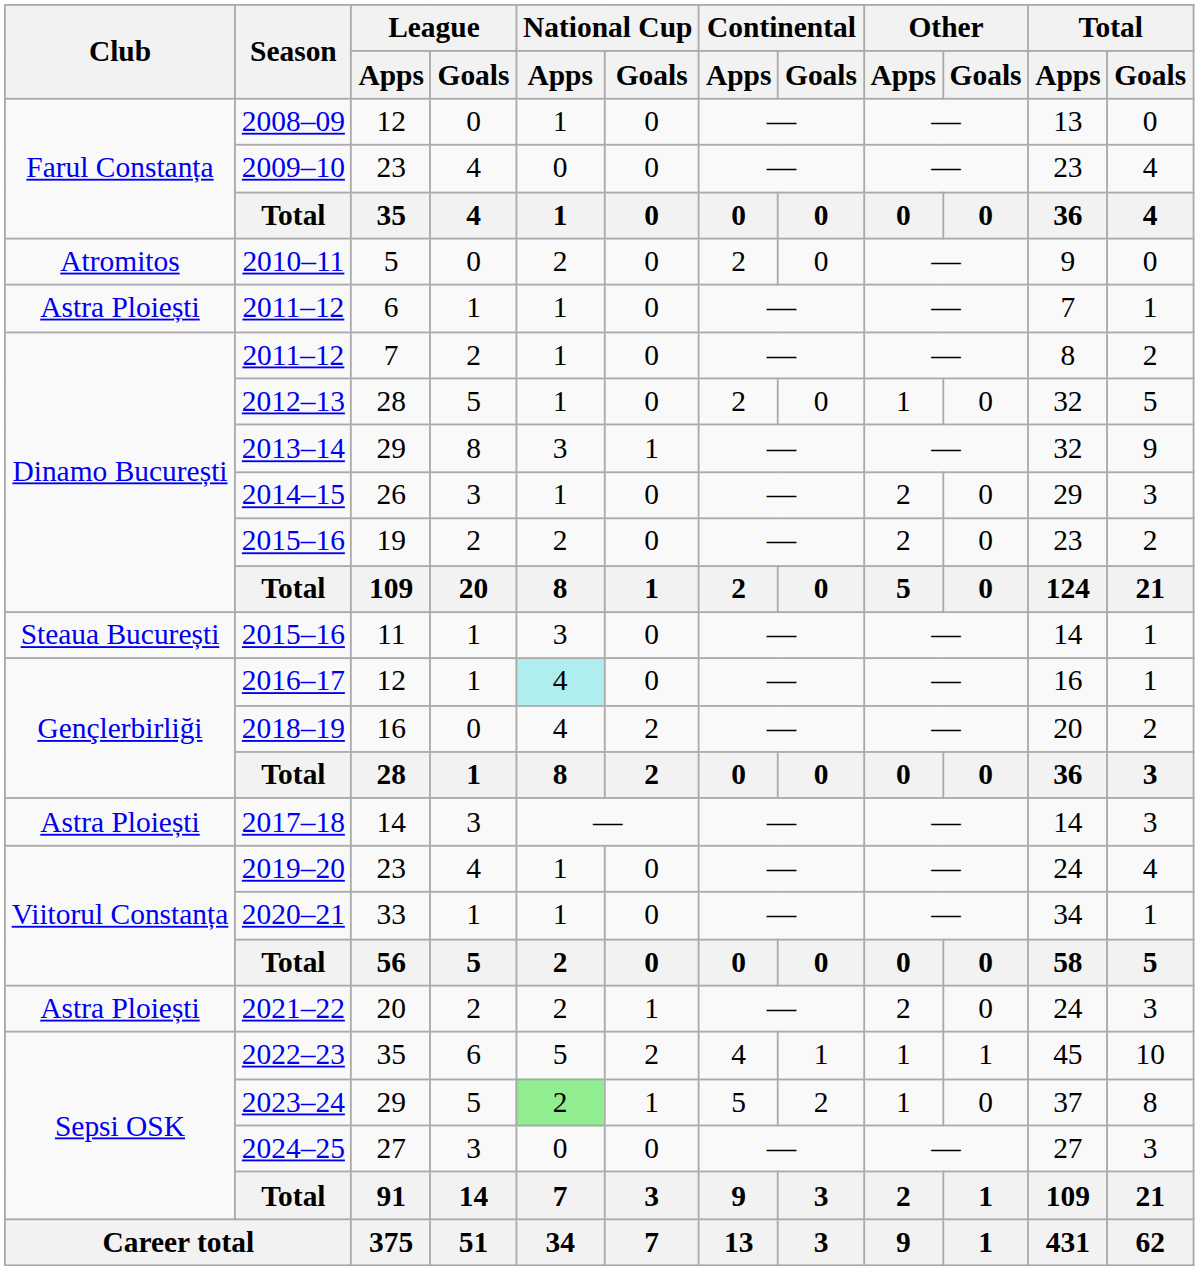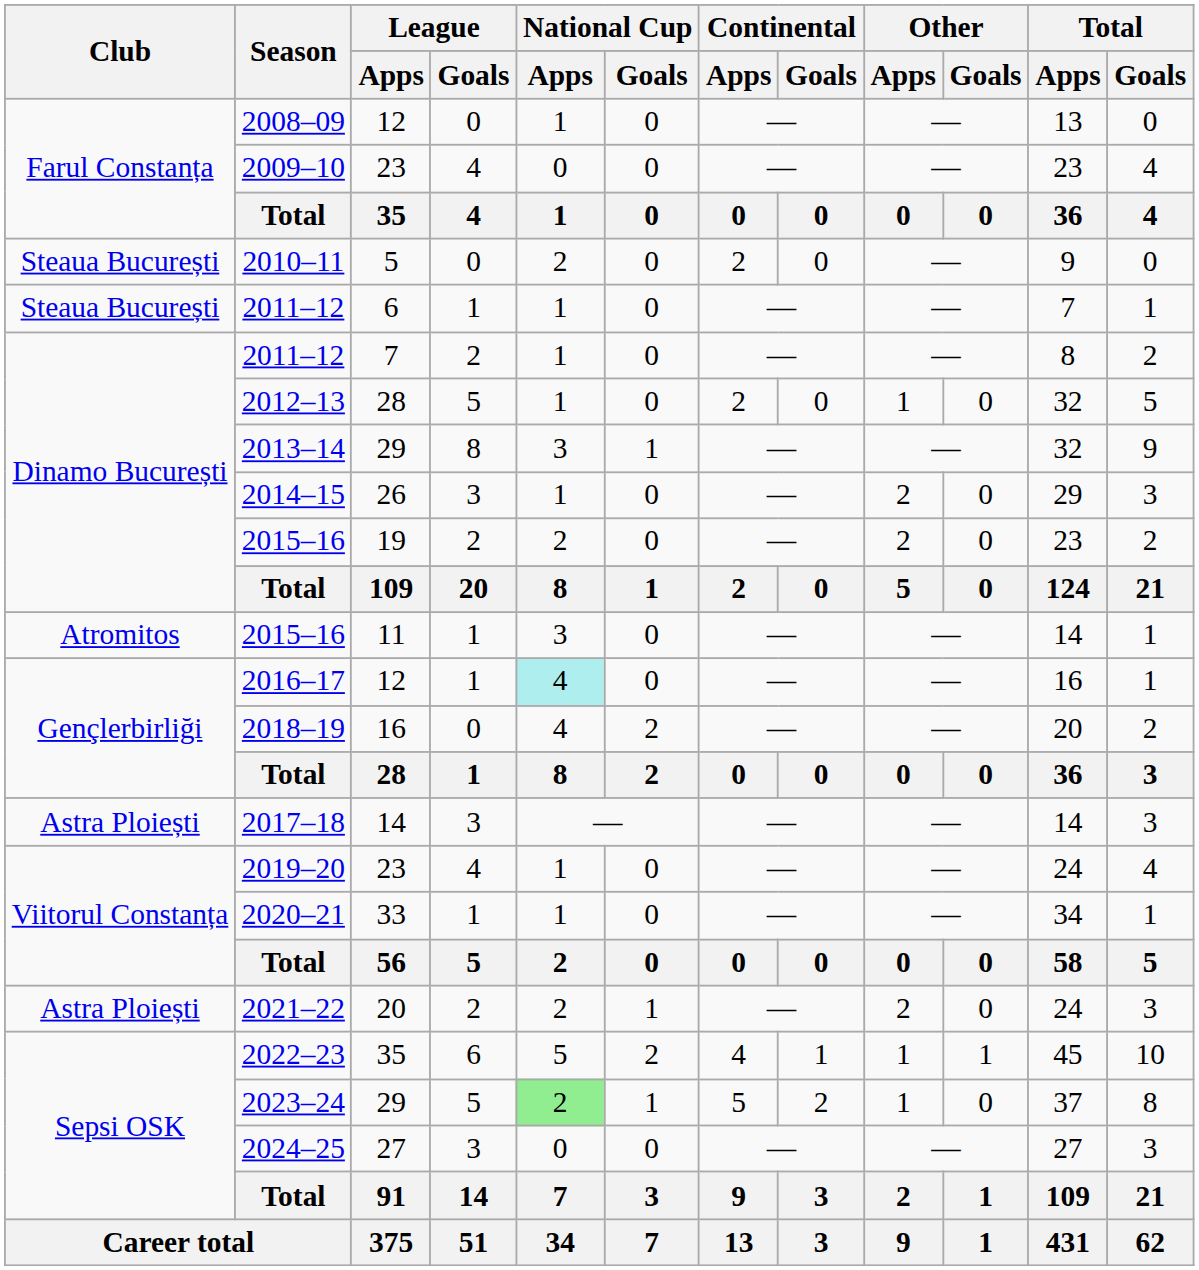(120, 261) Atromitos -> (120, 261) Steaua București
(120, 307) Astra Ploiești -> (120, 307) Steaua București
(120, 634) Steaua București -> (120, 634) Atromitos
